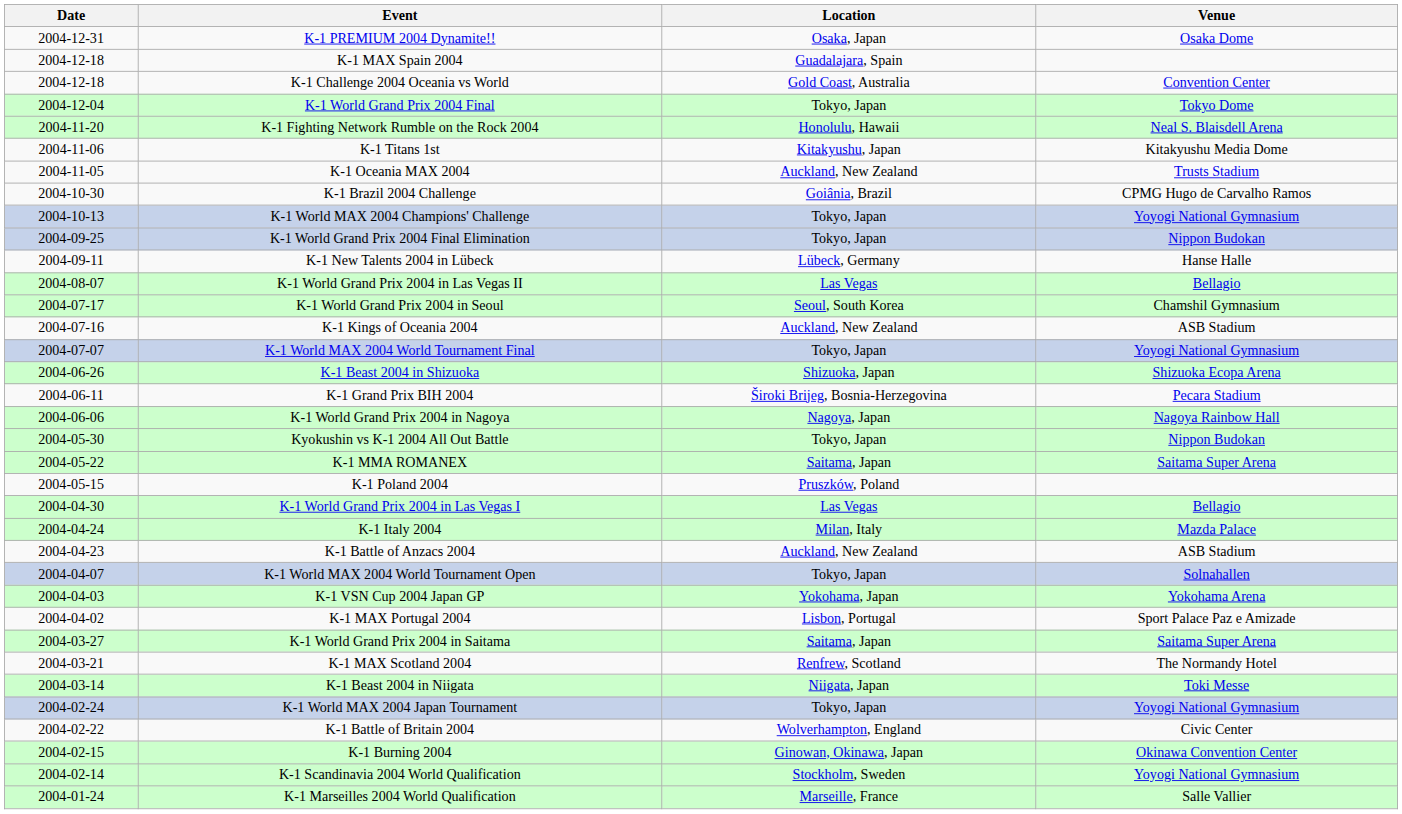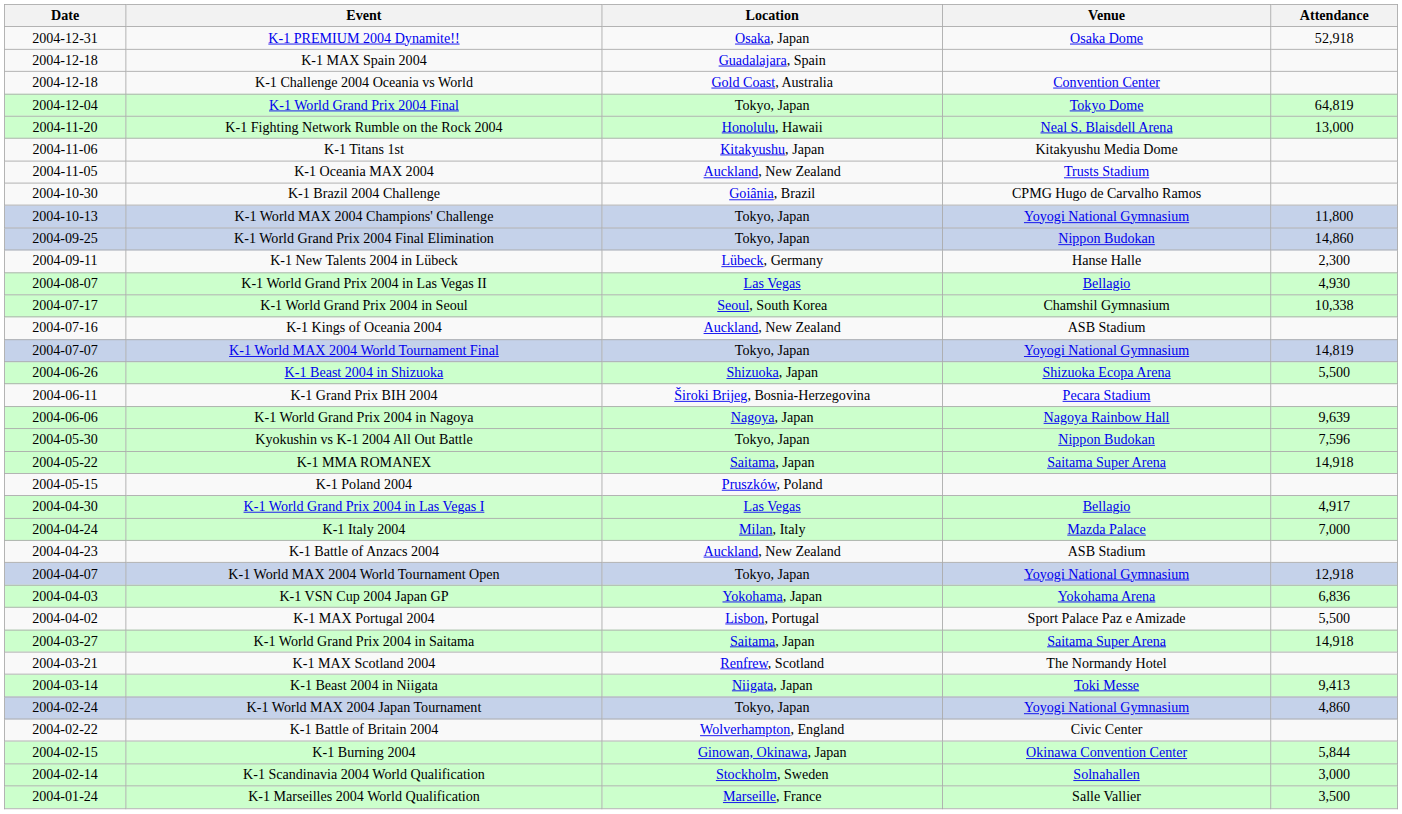+ column: (1334, 15)
(1217, 573) Solnahallen -> (1107, 573) Yoyogi National Gymnasium
(1217, 774) Yoyogi National Gymnasium -> (1107, 774) Solnahallen
